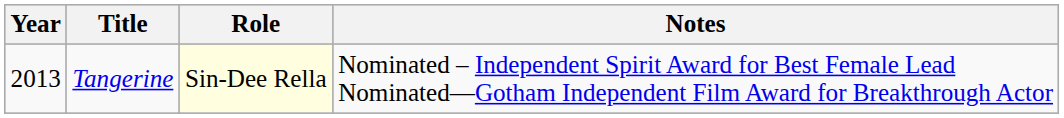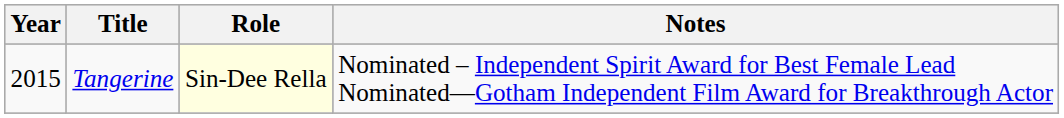(36, 78) 2013 -> (36, 78) 2015
